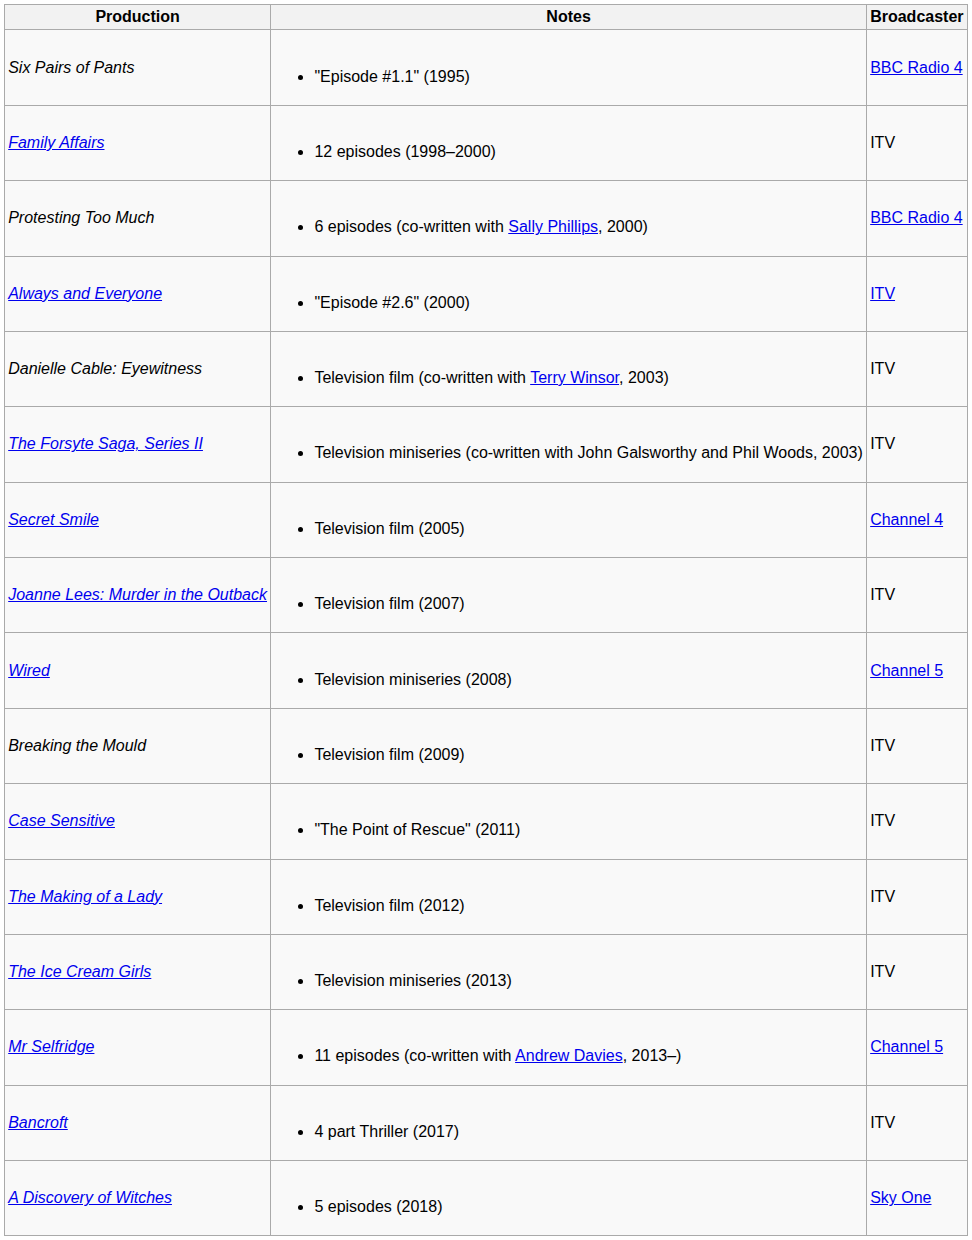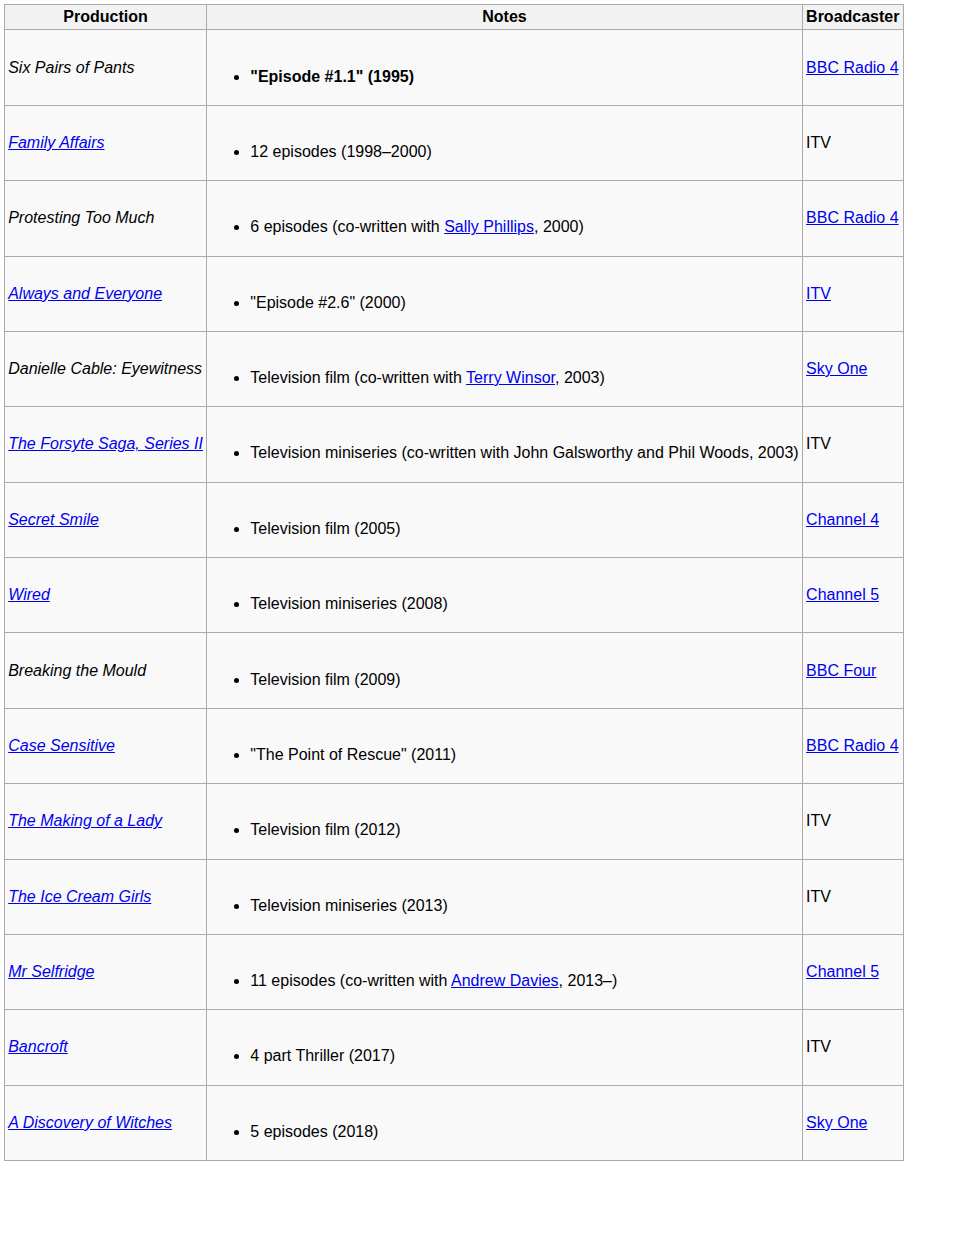(569, 77) normal -> (505, 77) bold
(883, 369) ITV -> (837, 369) Sky One
- row: (138, 595)
(883, 745) ITV -> (841, 670) BBC Four
(883, 821) ITV -> (852, 745) BBC Radio 4
